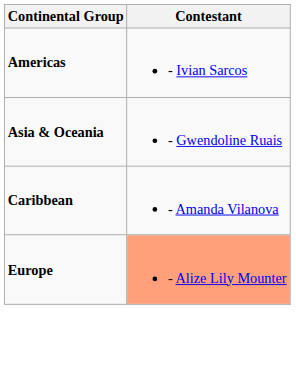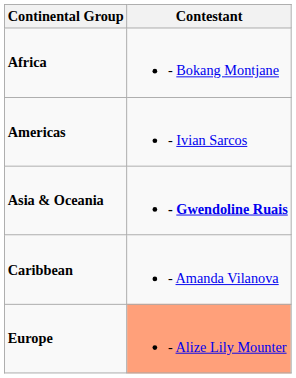+ row: (27, 62)
(208, 140) normal -> (209, 209) bold
